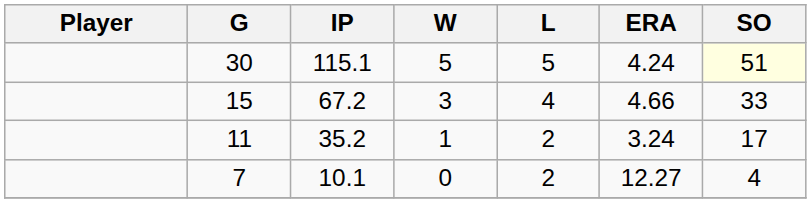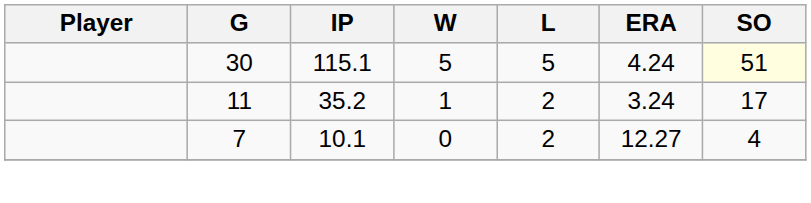- row: (239, 100)
